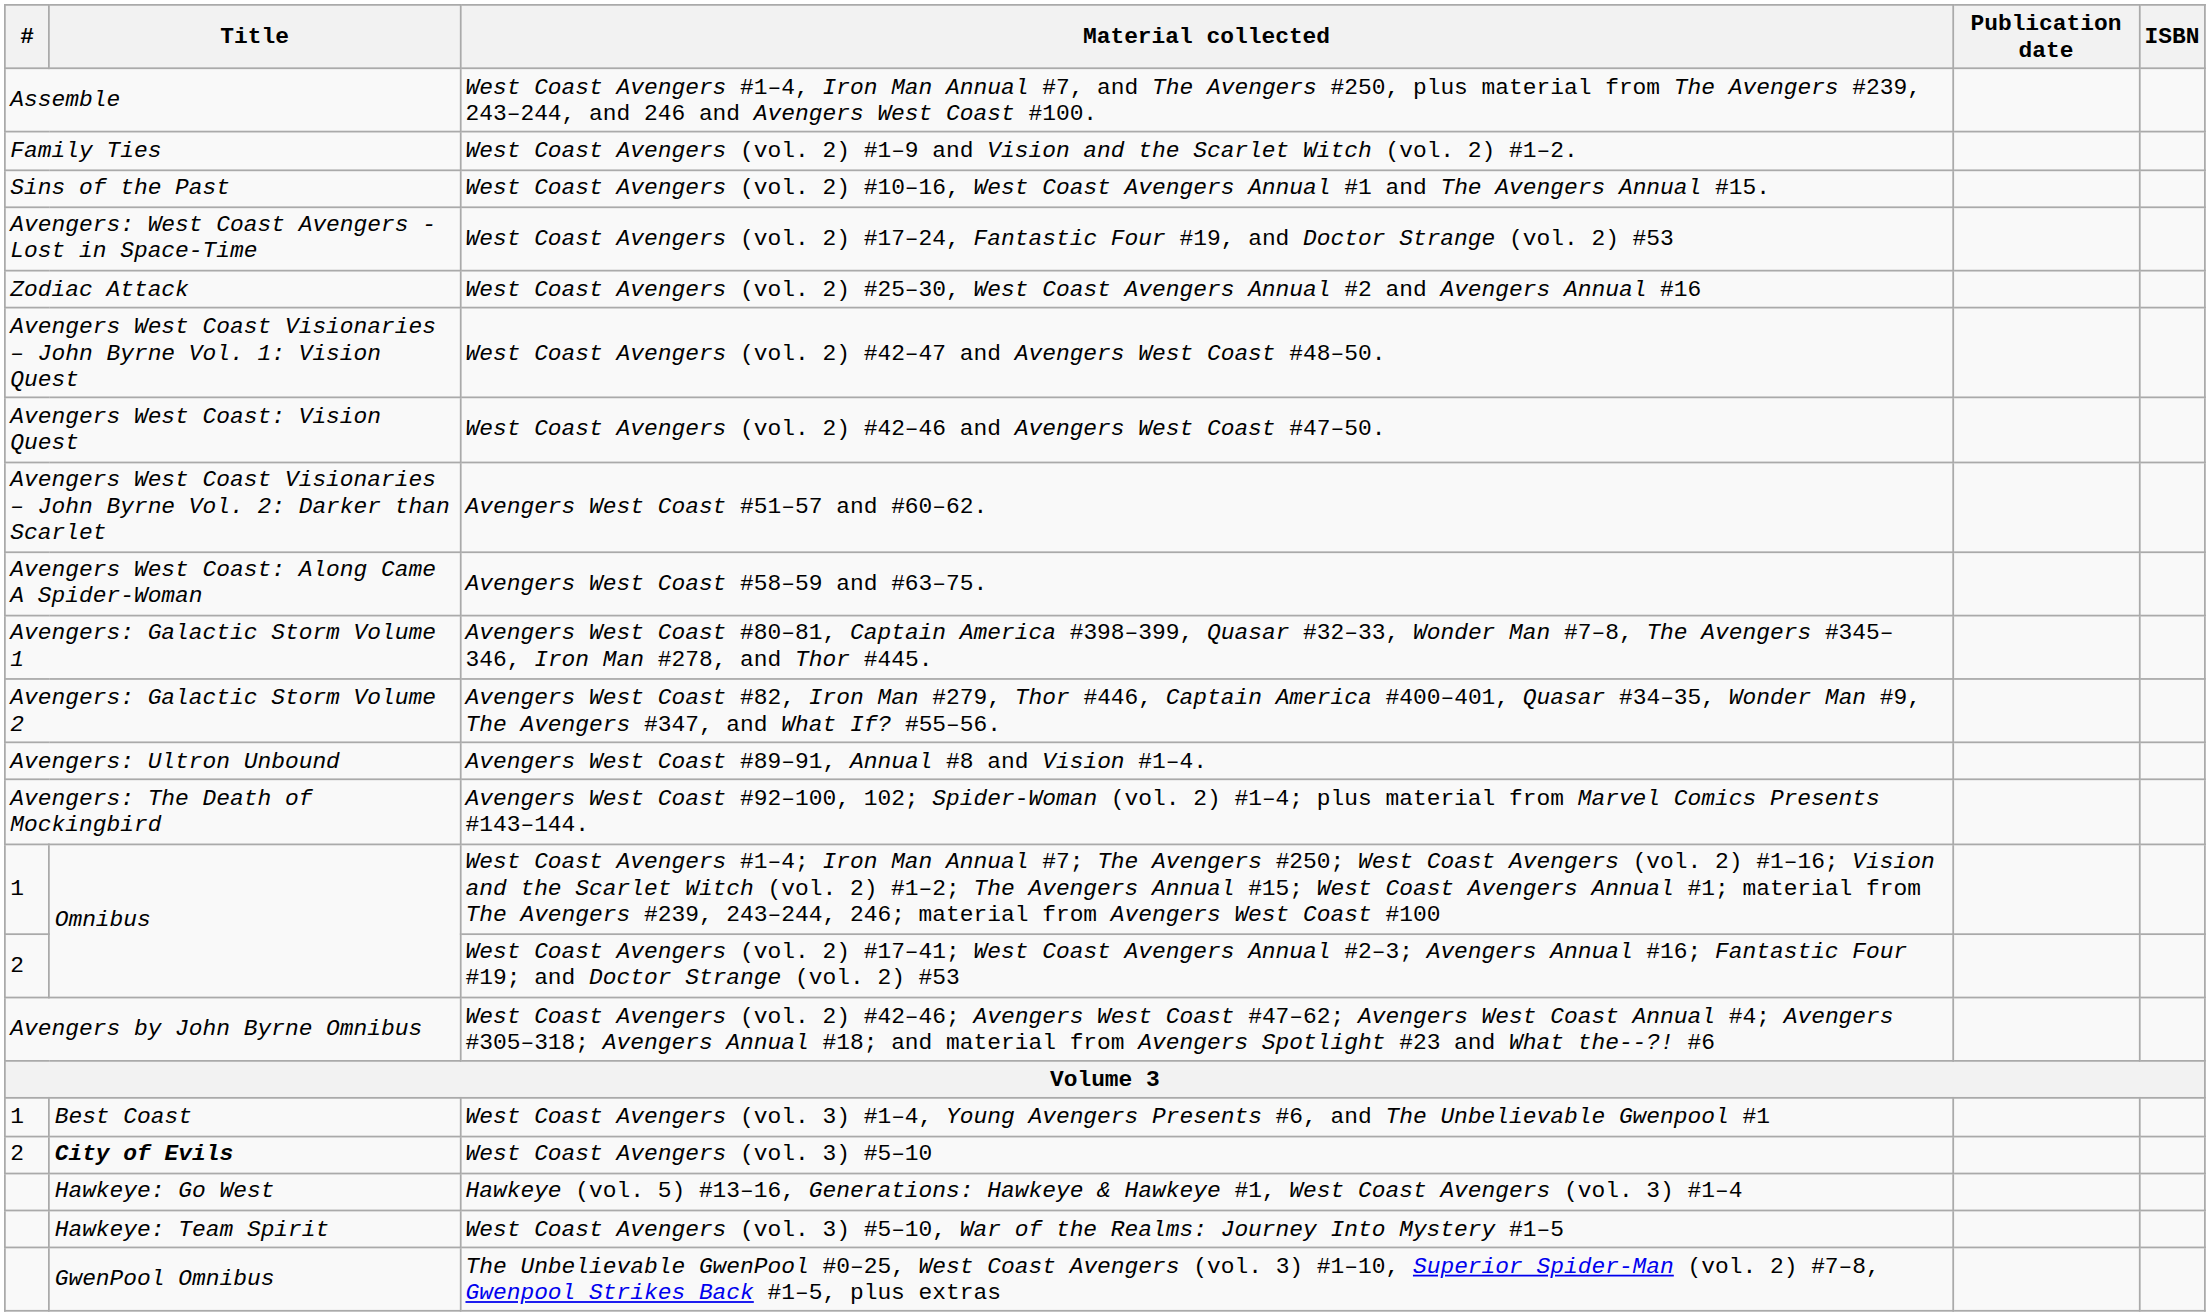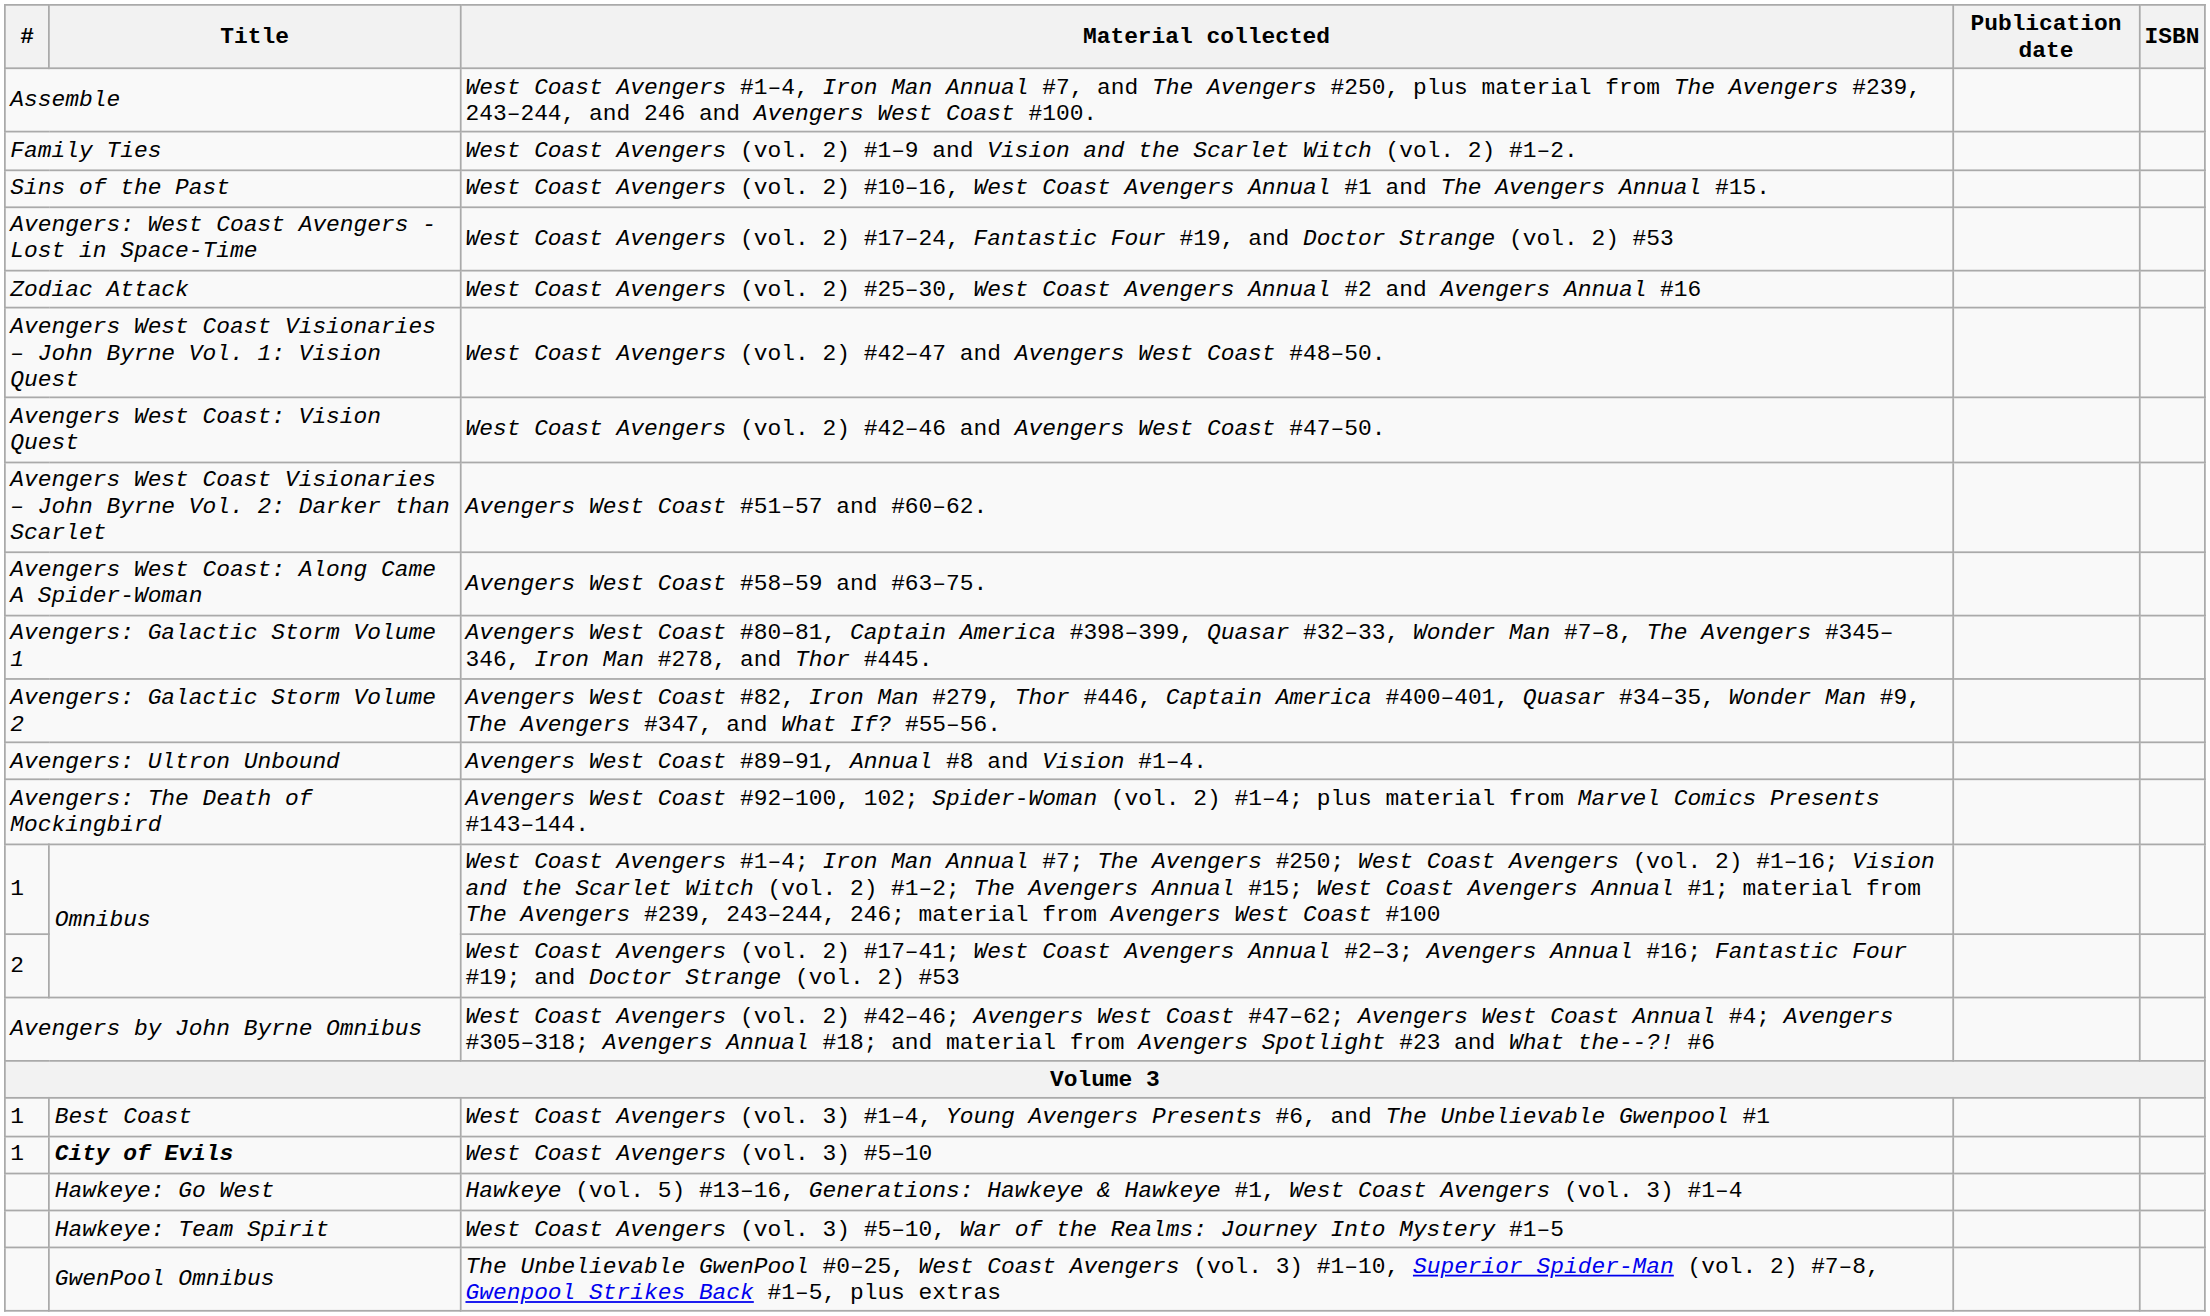(17, 1154) 2 -> (17, 1154) 1
